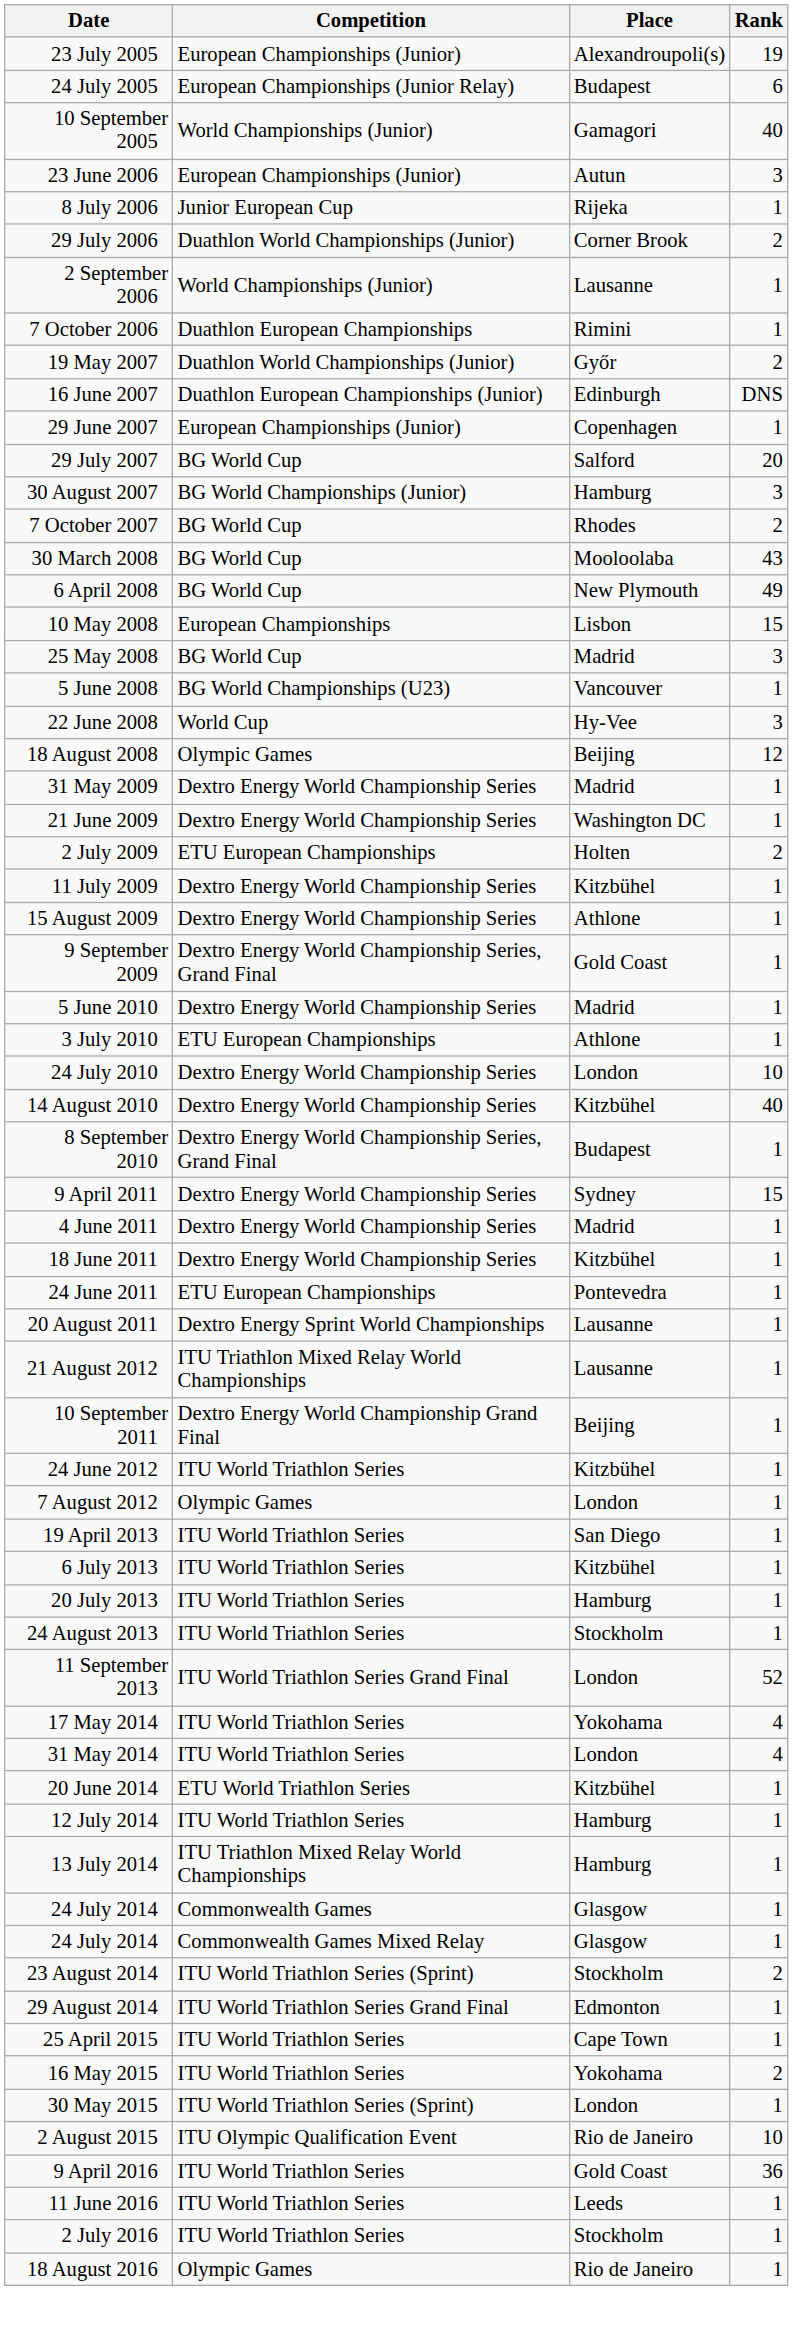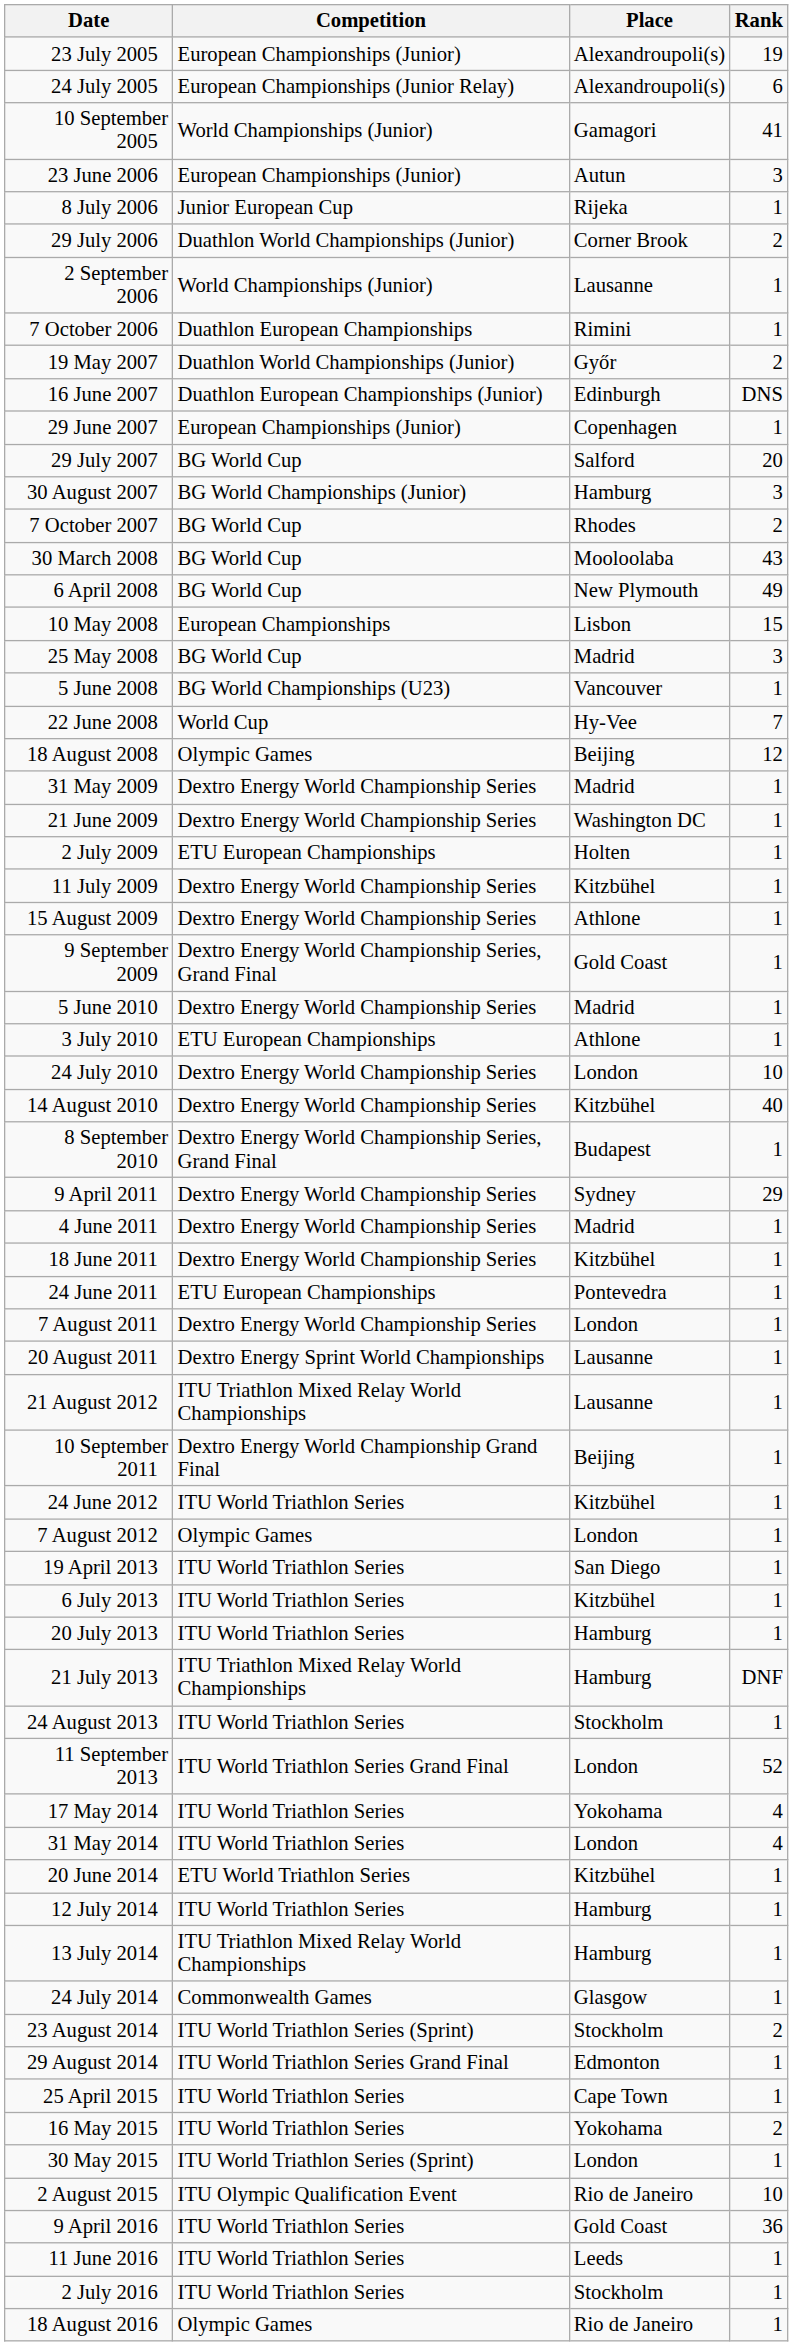(612, 86) Budapest -> (650, 86) Alexandroupoli(s)
(773, 130) 40 -> (773, 130) 41
(778, 721) 3 -> (778, 721) 7
(778, 852) 2 -> (778, 852) 1
(773, 1193) 15 -> (773, 1193) 29
+ row: (98, 1324)
+ row: (104, 1677)
- row: (104, 1941)
